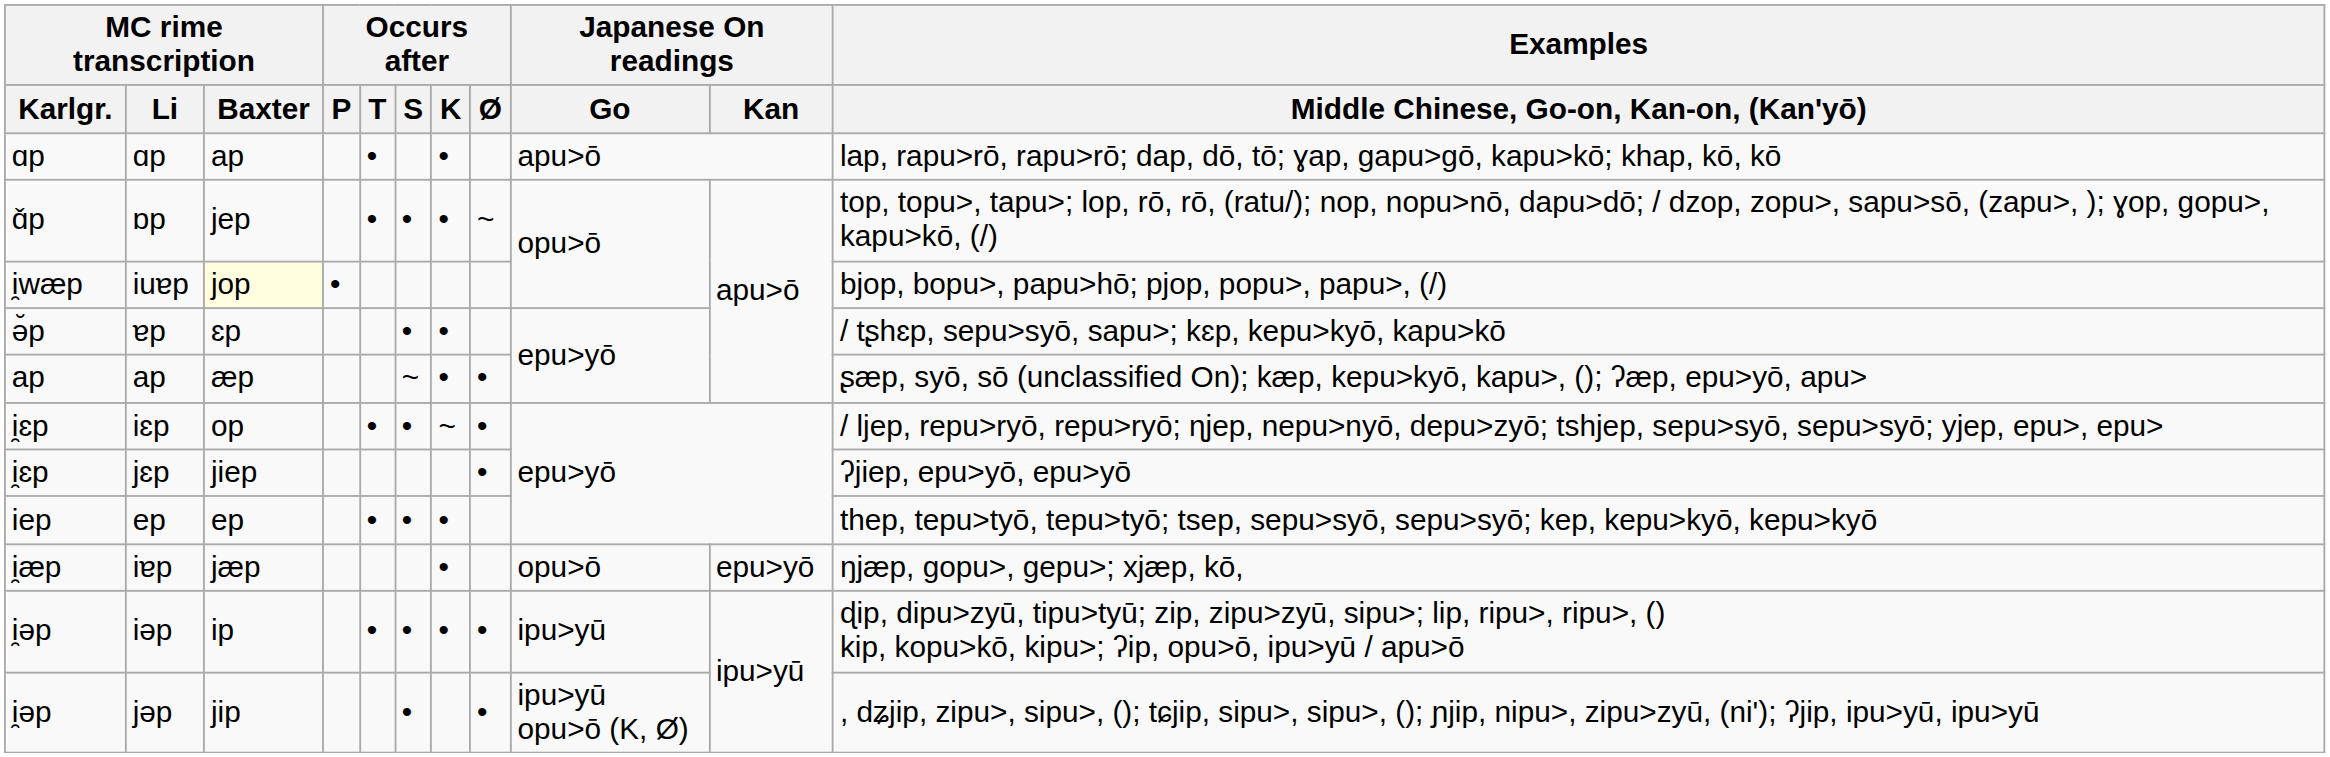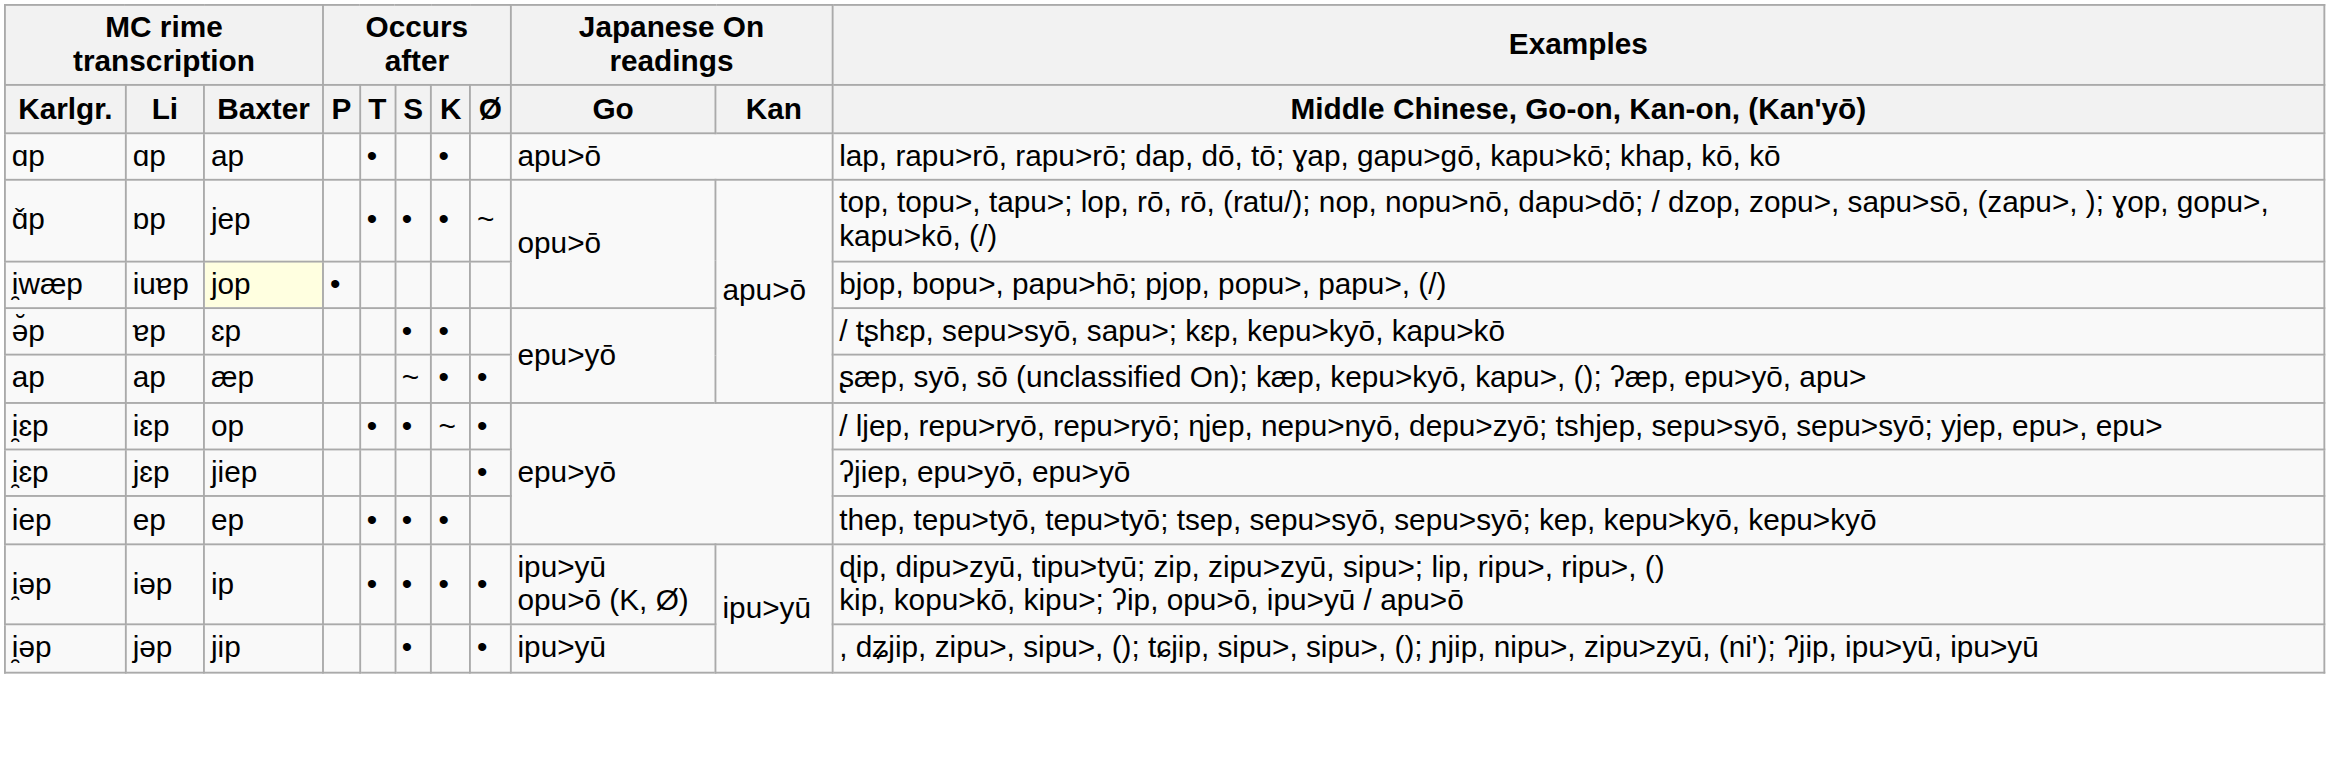- row: (152, 567)
(562, 630) ipu>yū -> (603, 583) ipu>yū opu>ō (K, Ø)
(603, 711) ipu>yū opu>ō (K, Ø) -> (562, 647) ipu>yū
